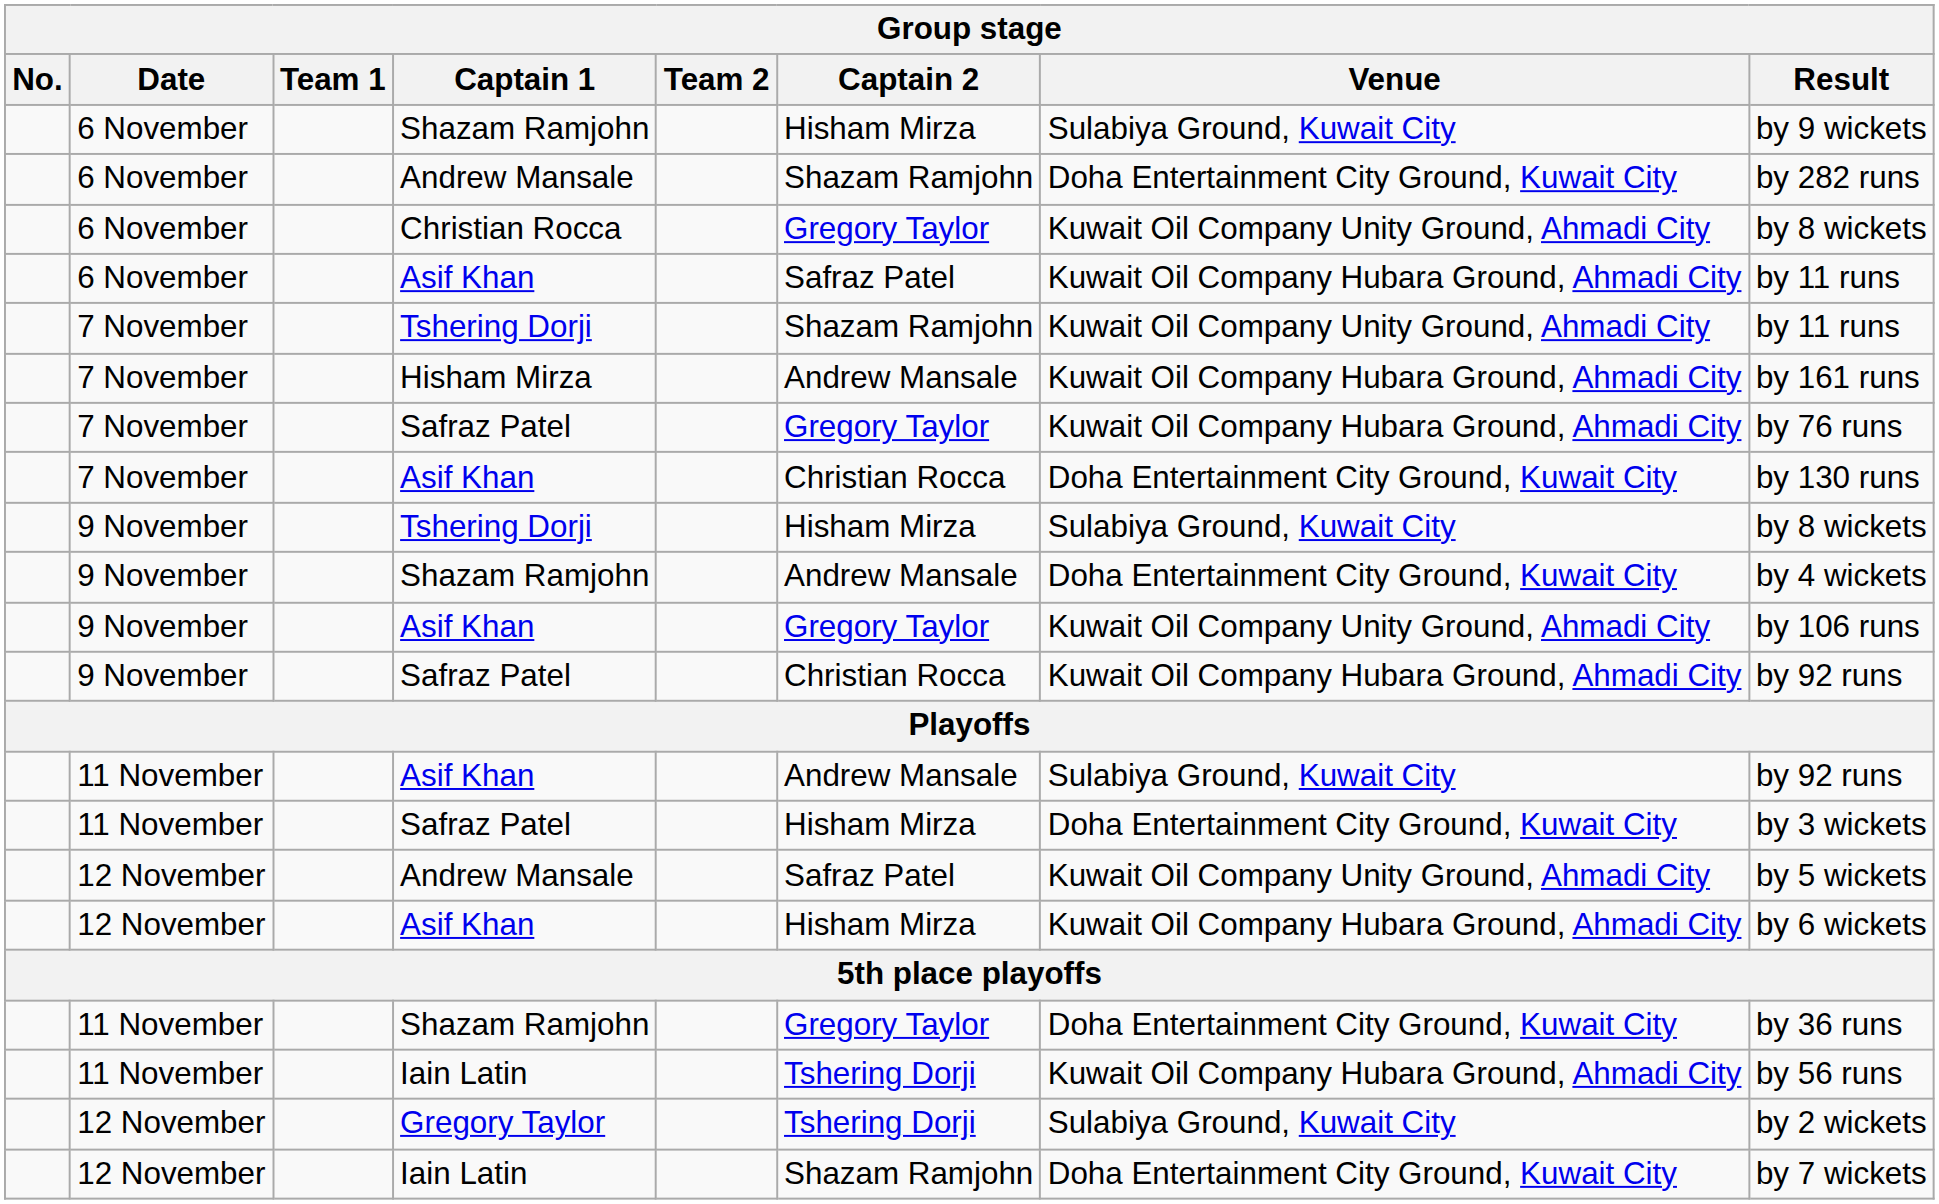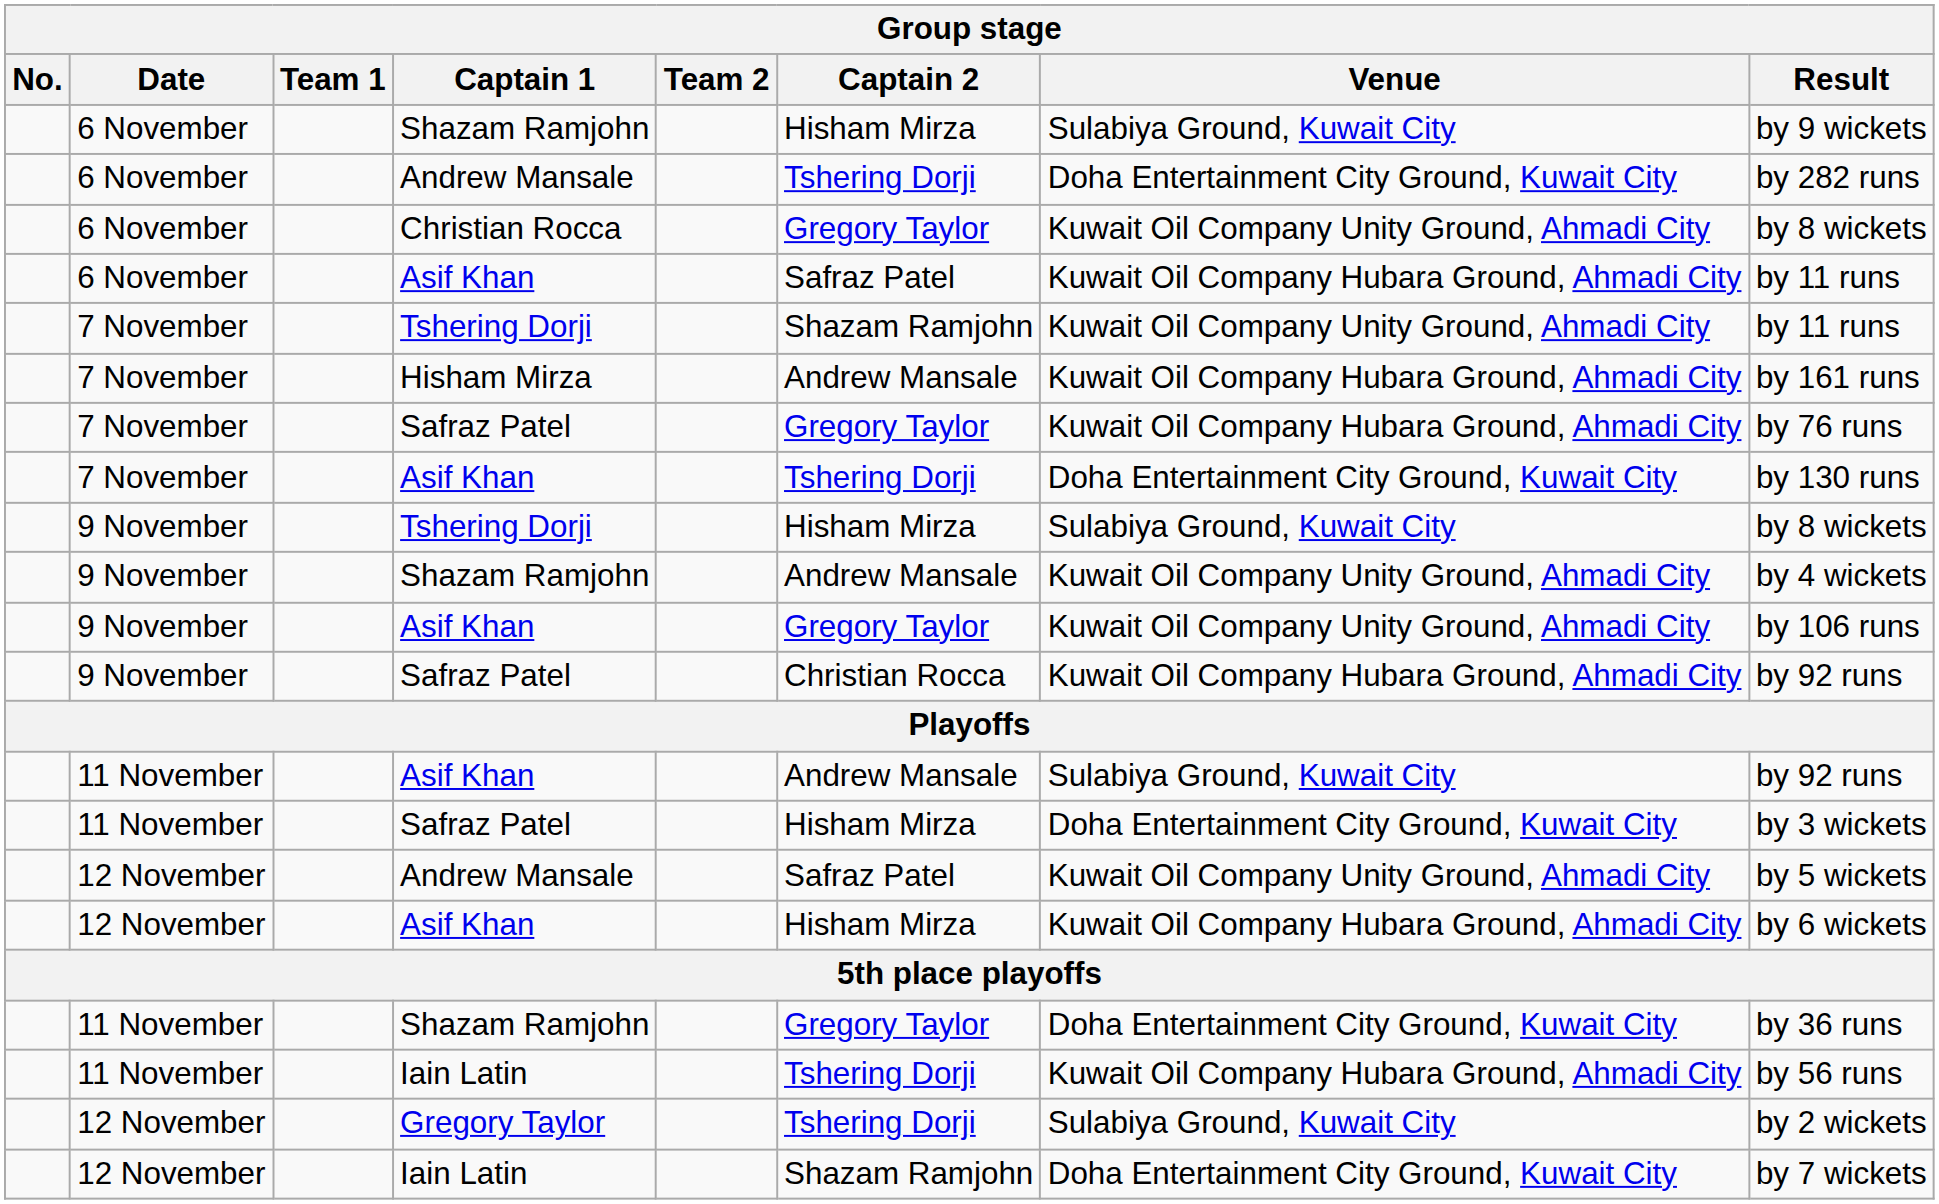(909, 178) Shazam Ramjohn -> (880, 178) Tshering Dorji
(895, 476) Christian Rocca -> (880, 476) Tshering Dorji
(1362, 576) Doha Entertainment City Ground, Kuwait City -> (1379, 576) Kuwait Oil Company Unity Ground, Ahmadi City
